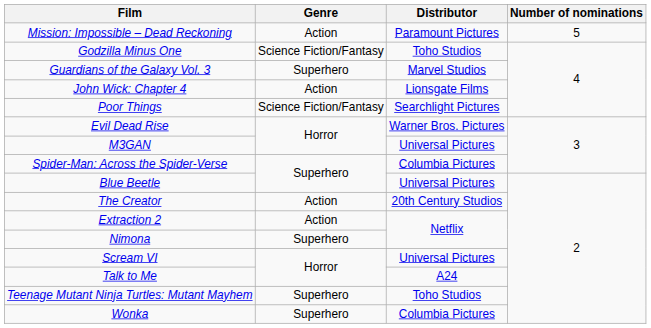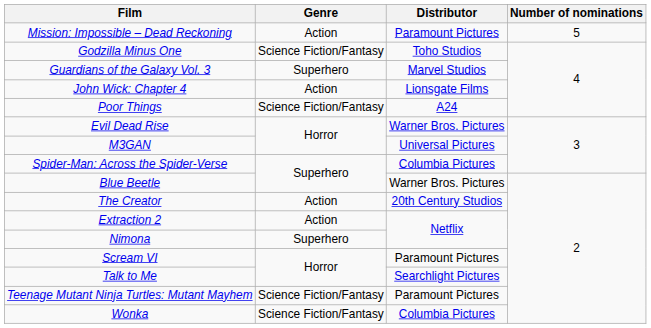(447, 107) Searchlight Pictures -> (447, 107) A24
(447, 182) Universal Pictures -> (447, 182) Warner Bros. Pictures
(447, 257) Universal Pictures -> (447, 257) Paramount Pictures
(447, 276) A24 -> (447, 276) Searchlight Pictures
(321, 295) Superhero -> (321, 295) Science Fiction/Fantasy
(447, 295) Toho Studios -> (447, 295) Paramount Pictures
(321, 314) Superhero -> (321, 314) Science Fiction/Fantasy
